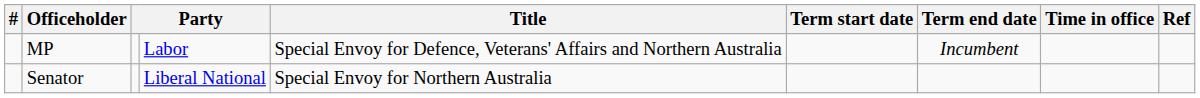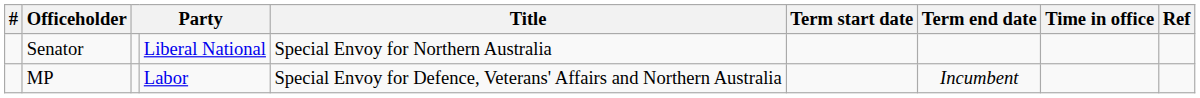rows swapped: (55, 78) <-> (40, 48)
